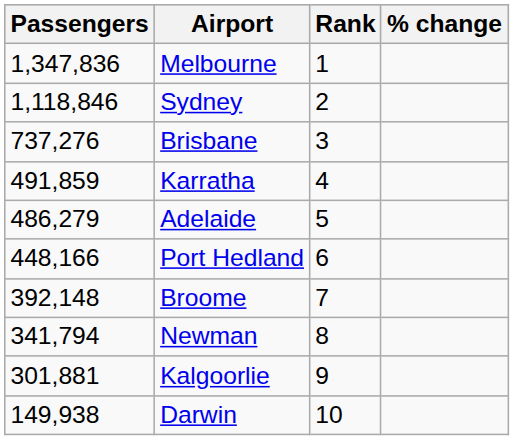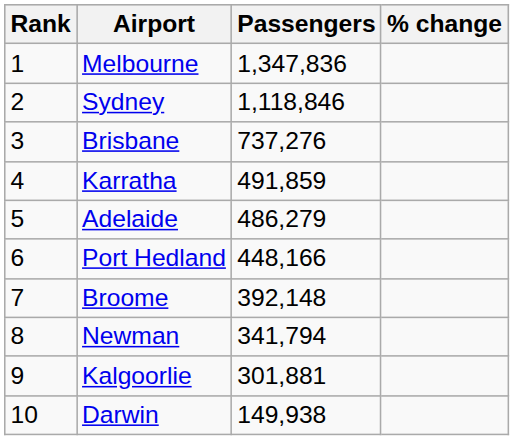columns swapped: (345, 24) <-> (80, 24)
